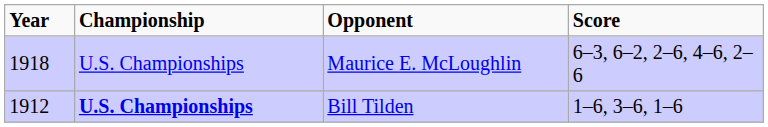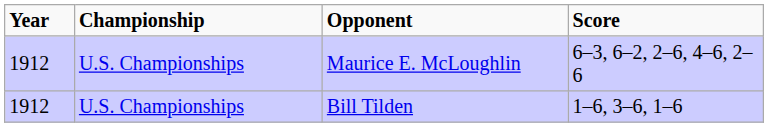(29, 63) 1918 -> (29, 63) 1912
(166, 106) bold -> (161, 106) normal
